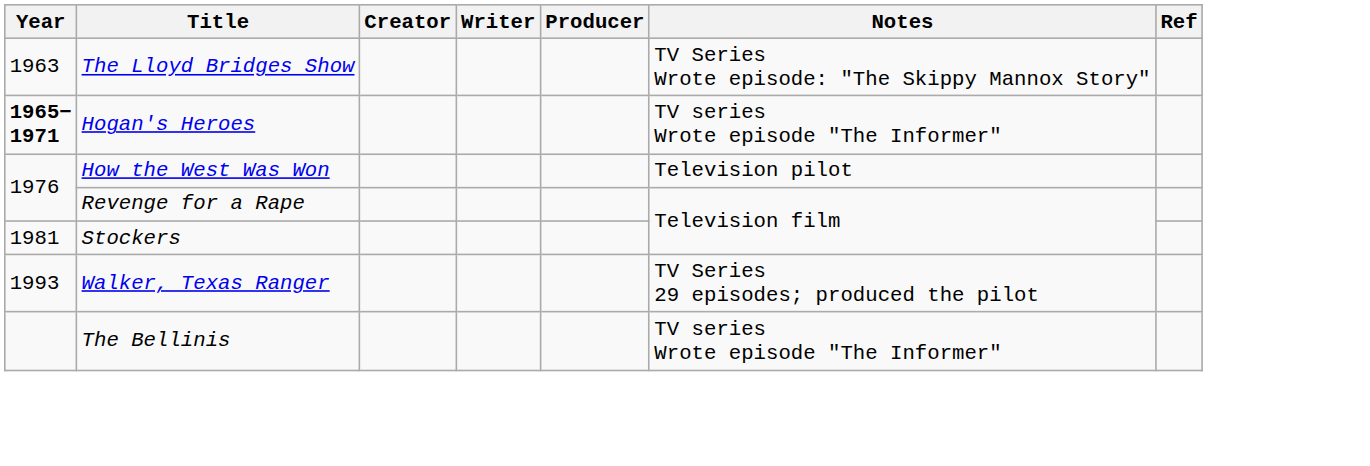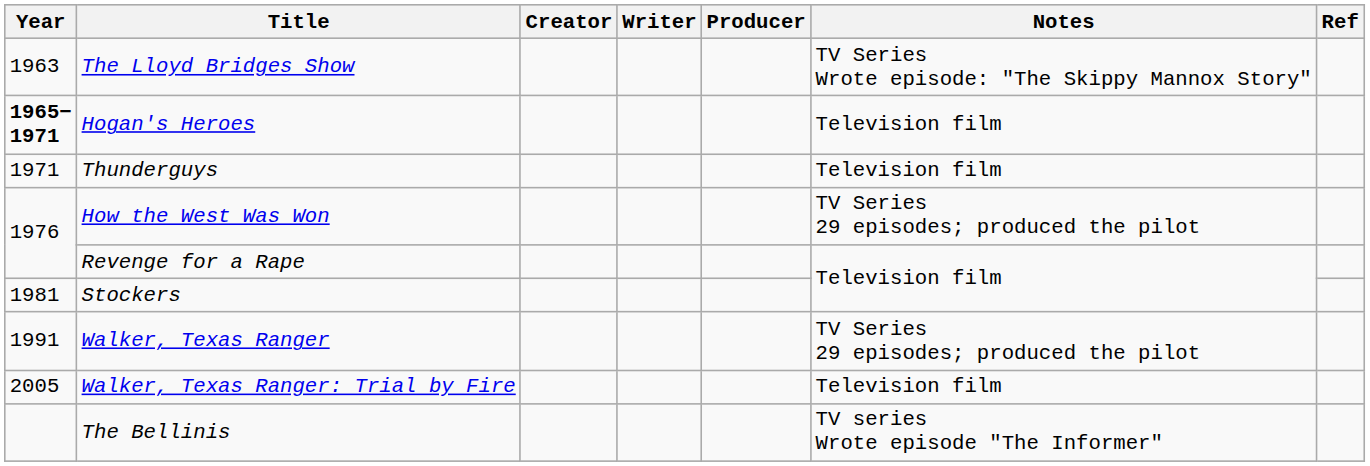(828, 125) TV series Wrote episode "The Informer" -> (909, 125) Television film
+ row: (150, 170)
(754, 170) Television pilot -> (1008, 216) TV Series 29 episodes; produced the pilot
(35, 283) 1993 -> (35, 341) 1991
+ row: (299, 387)
